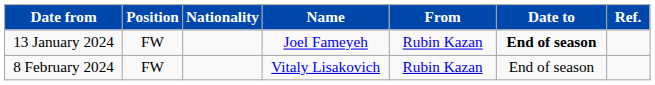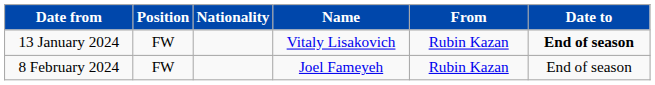- column: (628, 17)
(326, 42) Joel Fameyeh -> (341, 42) Vitaly Lisakovich
(326, 67) Vitaly Lisakovich -> (341, 67) Joel Fameyeh
